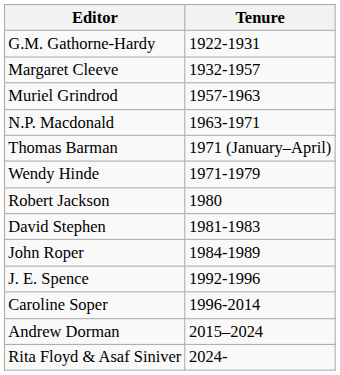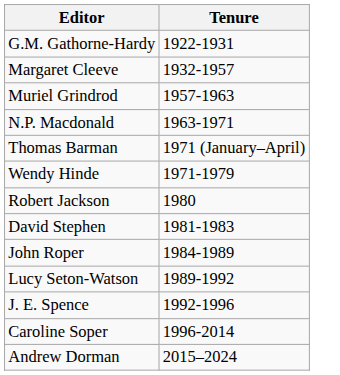+ row: (73, 278)
- row: (95, 357)
